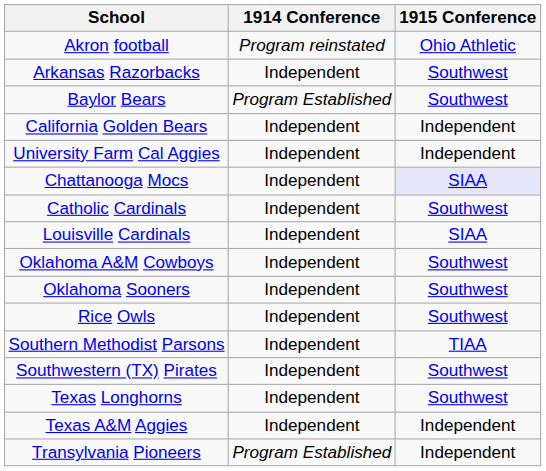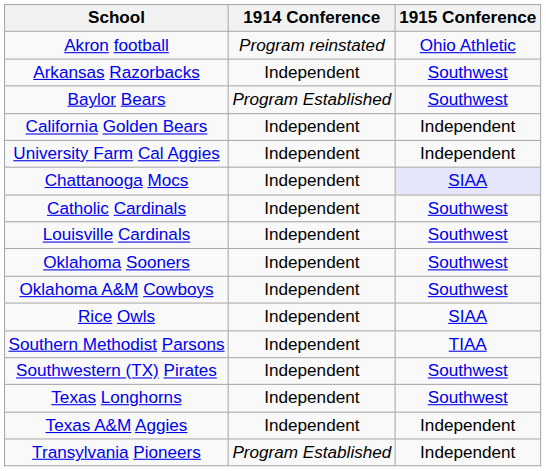(468, 235) SIAA -> (468, 235) Southwest
rows swapped: (117, 289) <-> (116, 262)
(468, 316) Southwest -> (468, 316) SIAA
